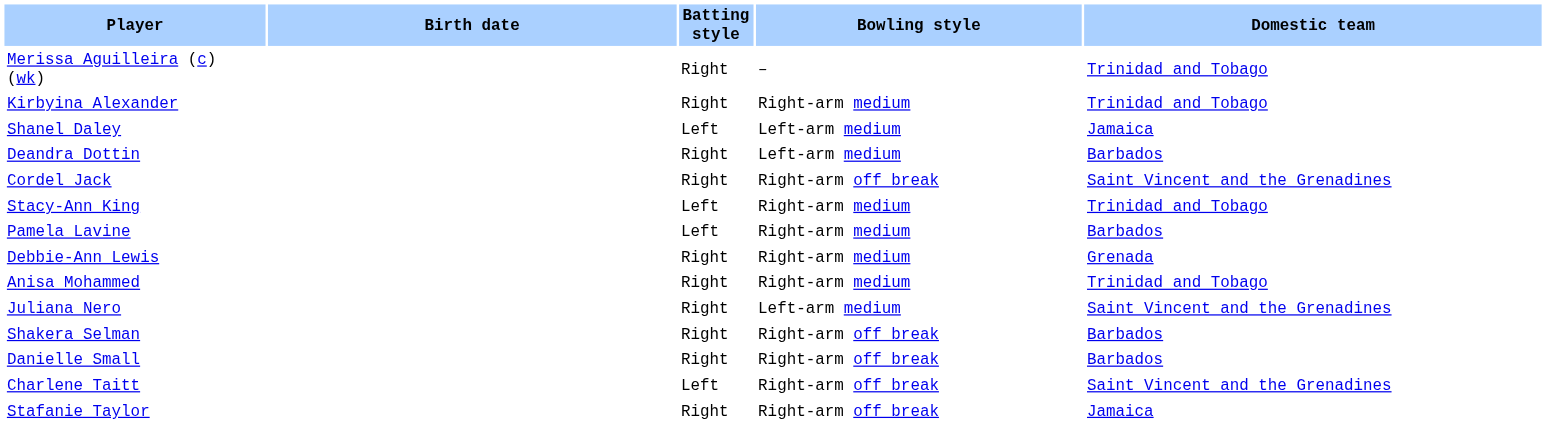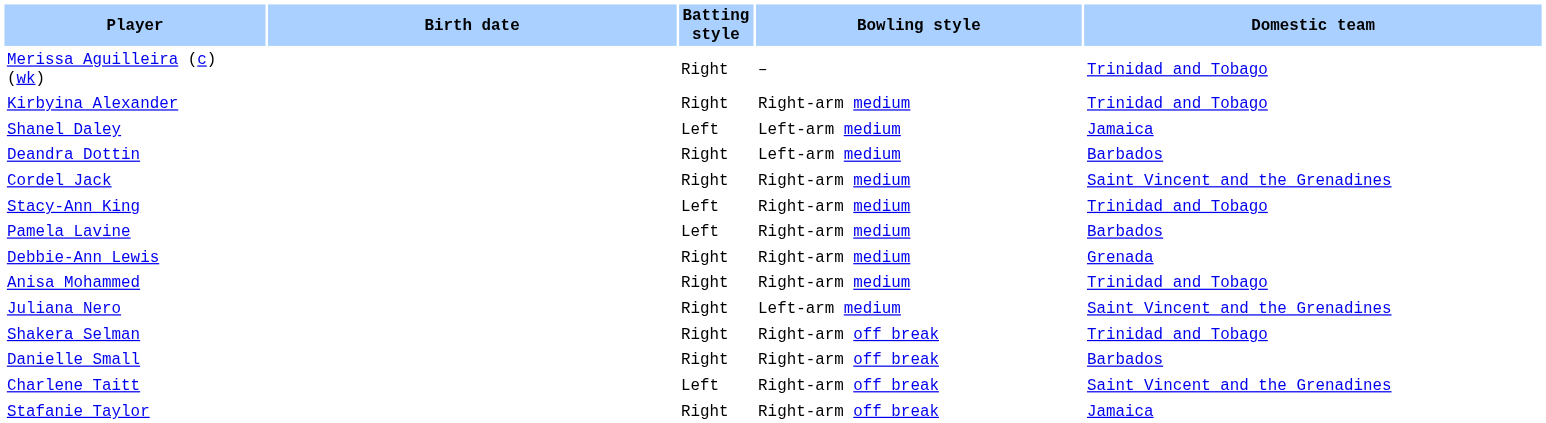(849, 181) Right-arm off break -> (834, 181) Right-arm medium
(1125, 334) Barbados -> (1177, 334) Trinidad and Tobago
